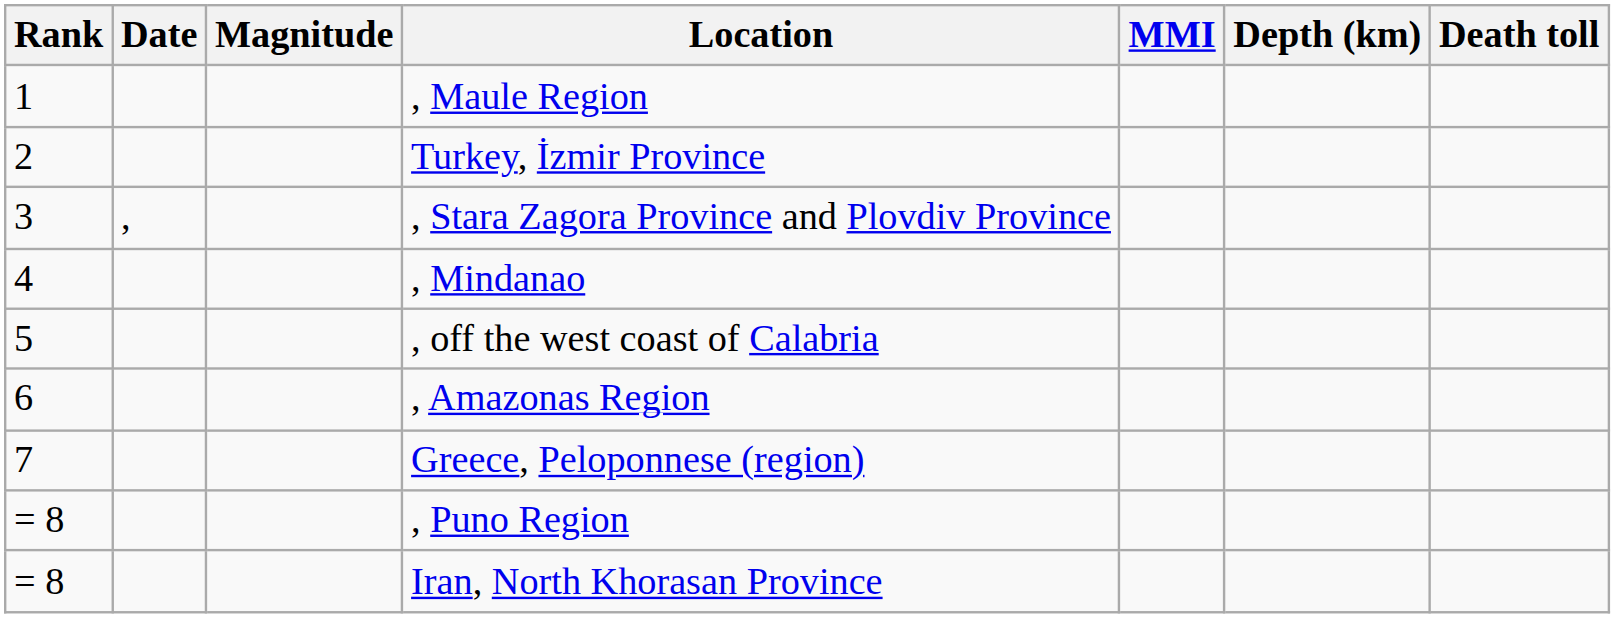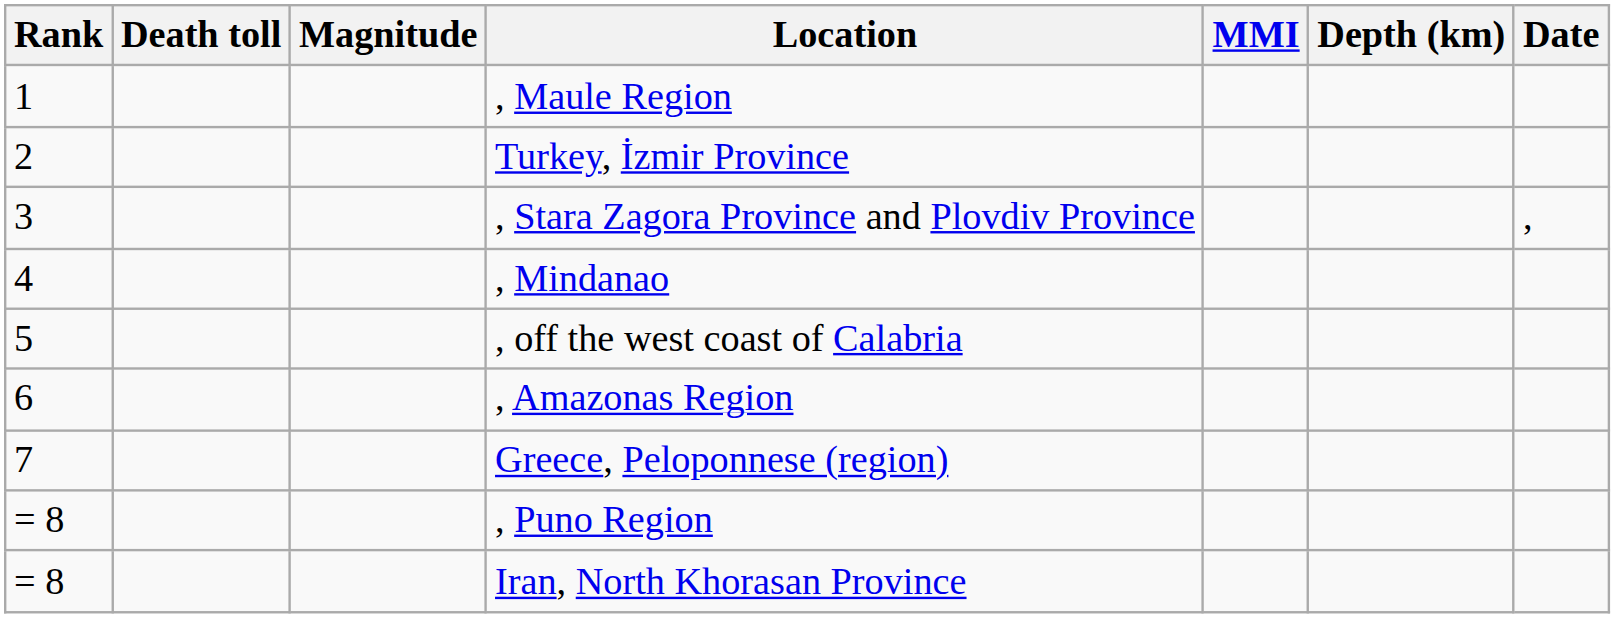columns swapped: (1519, 34) <-> (159, 34)
